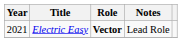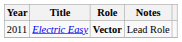(17, 29) 2021 -> (17, 29) 2011
